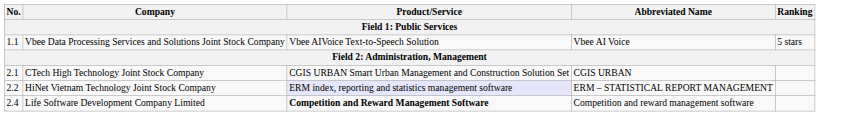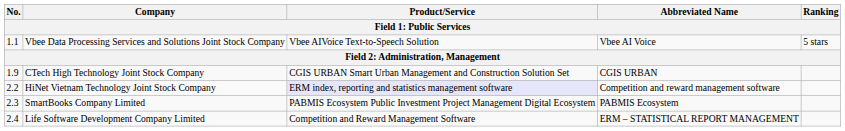(13, 73) 2.1 -> (13, 73) 1.9
(673, 88) ERM – STATISTICAL REPORT MANAGEMENT -> (690, 88) Competition and reward management software
+ row: (85, 103)
(389, 103) bold -> (382, 118) normal
(664, 103) Competition and reward management software -> (699, 118) ERM – STATISTICAL REPORT MANAGEMENT
